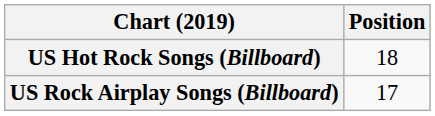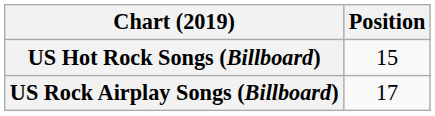(387, 57) 18 -> (387, 57) 15
